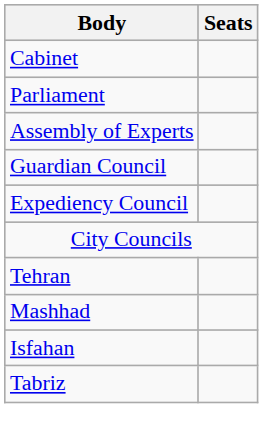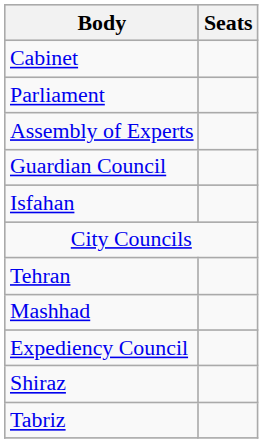rows swapped: (99, 202) <-> (42, 347)
+ row: (38, 383)
